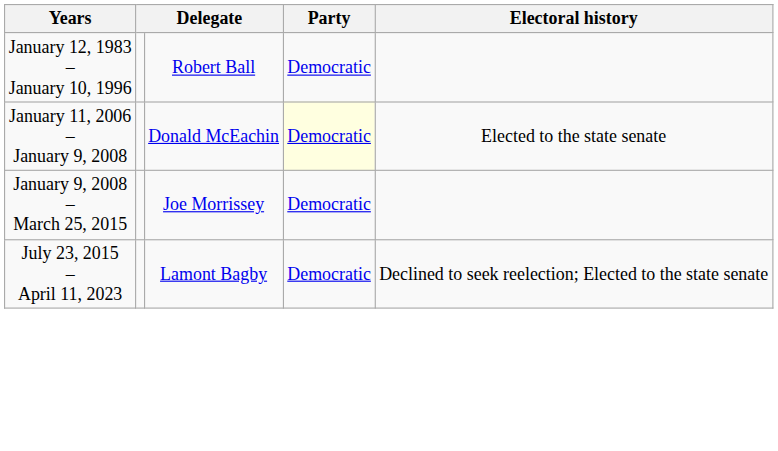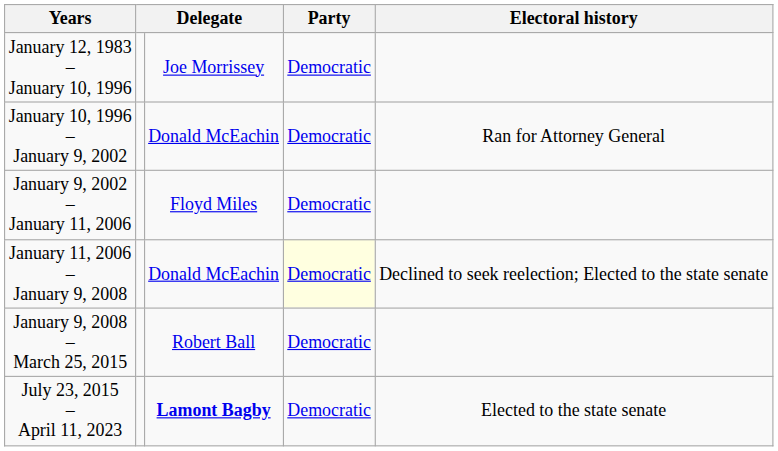(214, 67) Robert Ball -> (214, 67) Joe Morrissey
+ row: (70, 136)
+ row: (70, 204)
(574, 136) Elected to the state senate -> (574, 273) Declined to seek reelection; Elected to the state senate
(214, 204) Joe Morrissey -> (214, 342) Robert Ball
(214, 273) normal -> (214, 410) bold
(574, 273) Declined to seek reelection; Elected to the state senate -> (574, 410) Elected to the state senate
